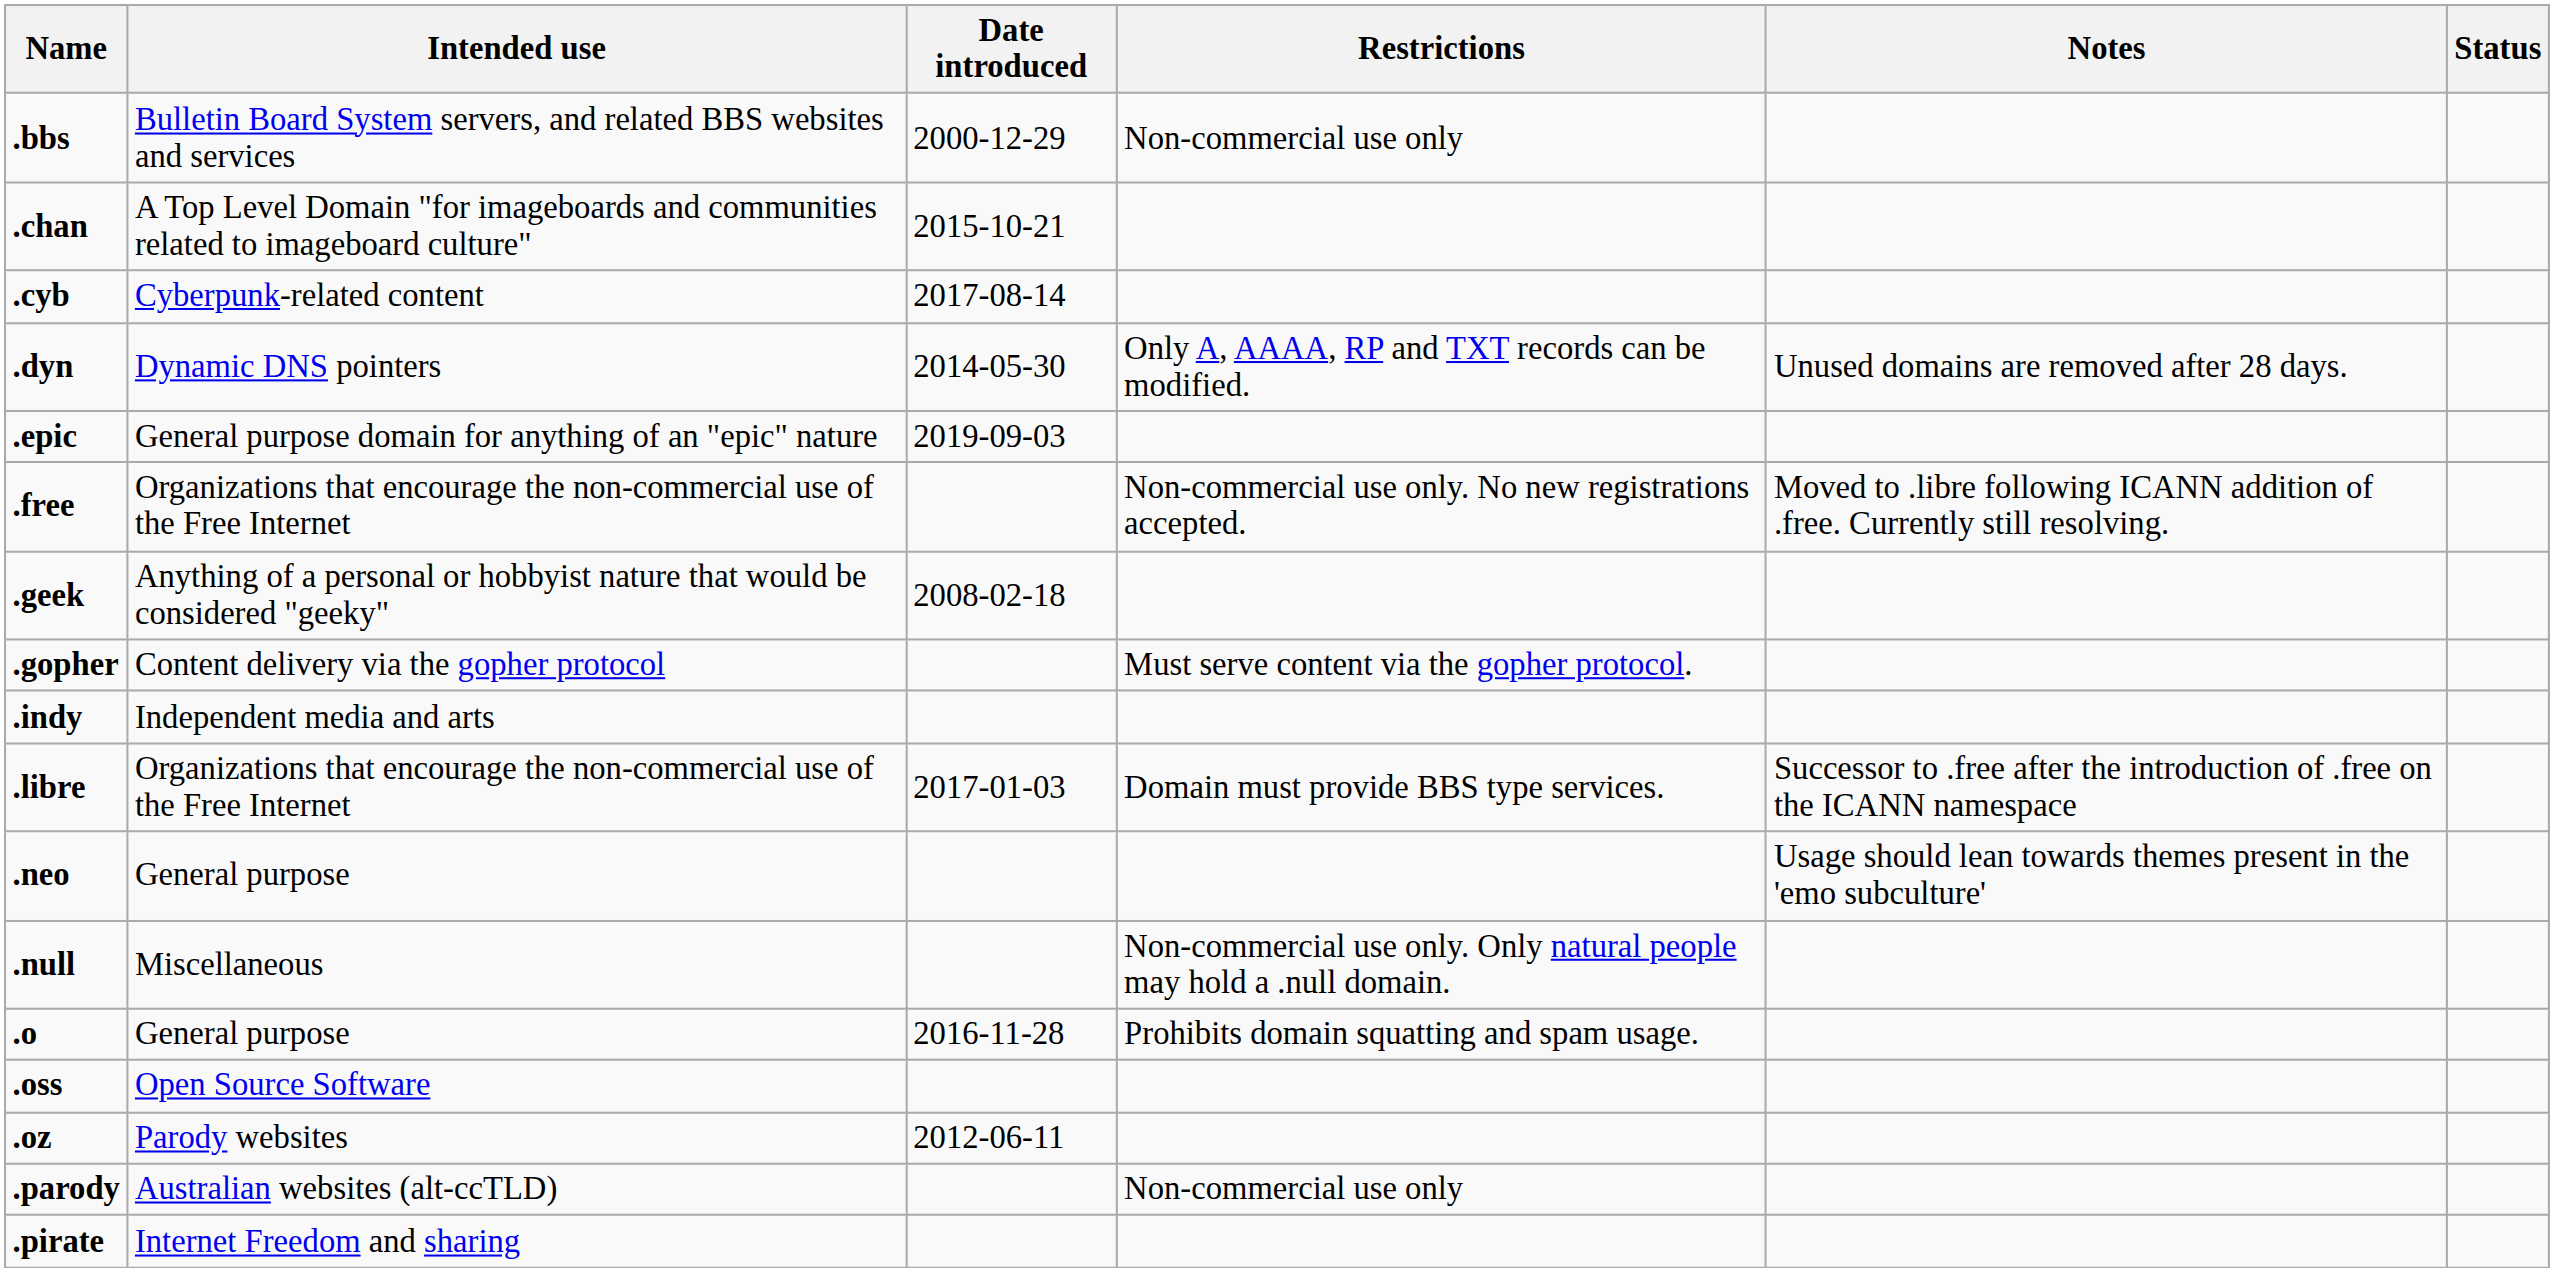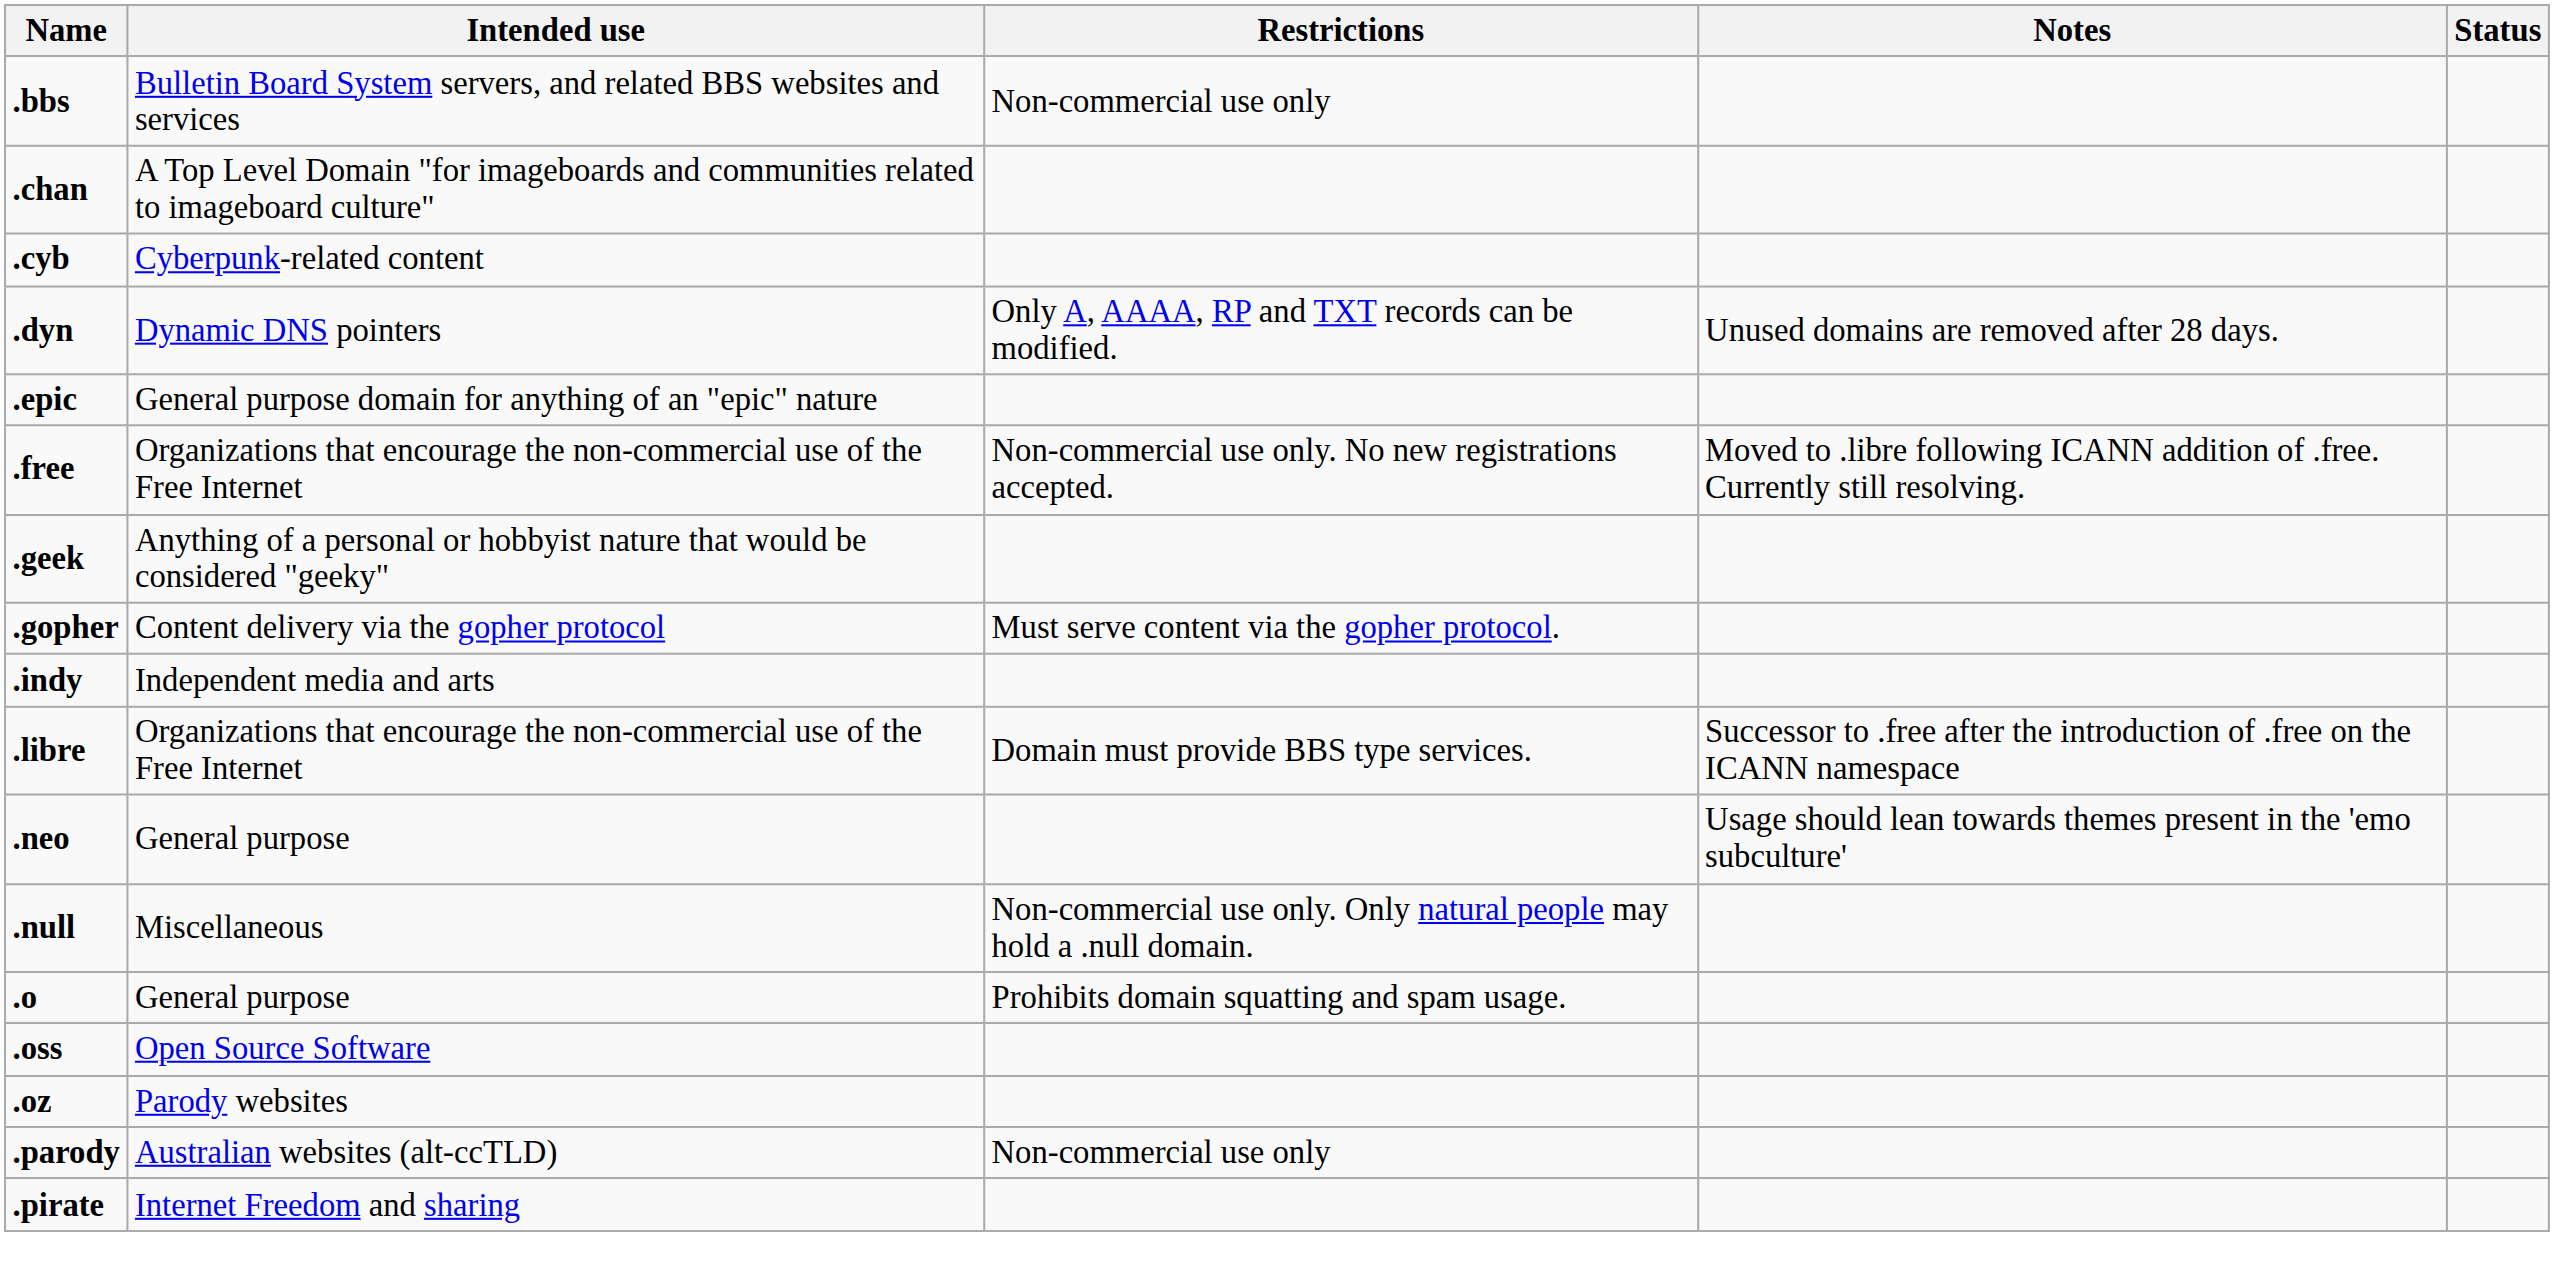- column: (1011, 48)
